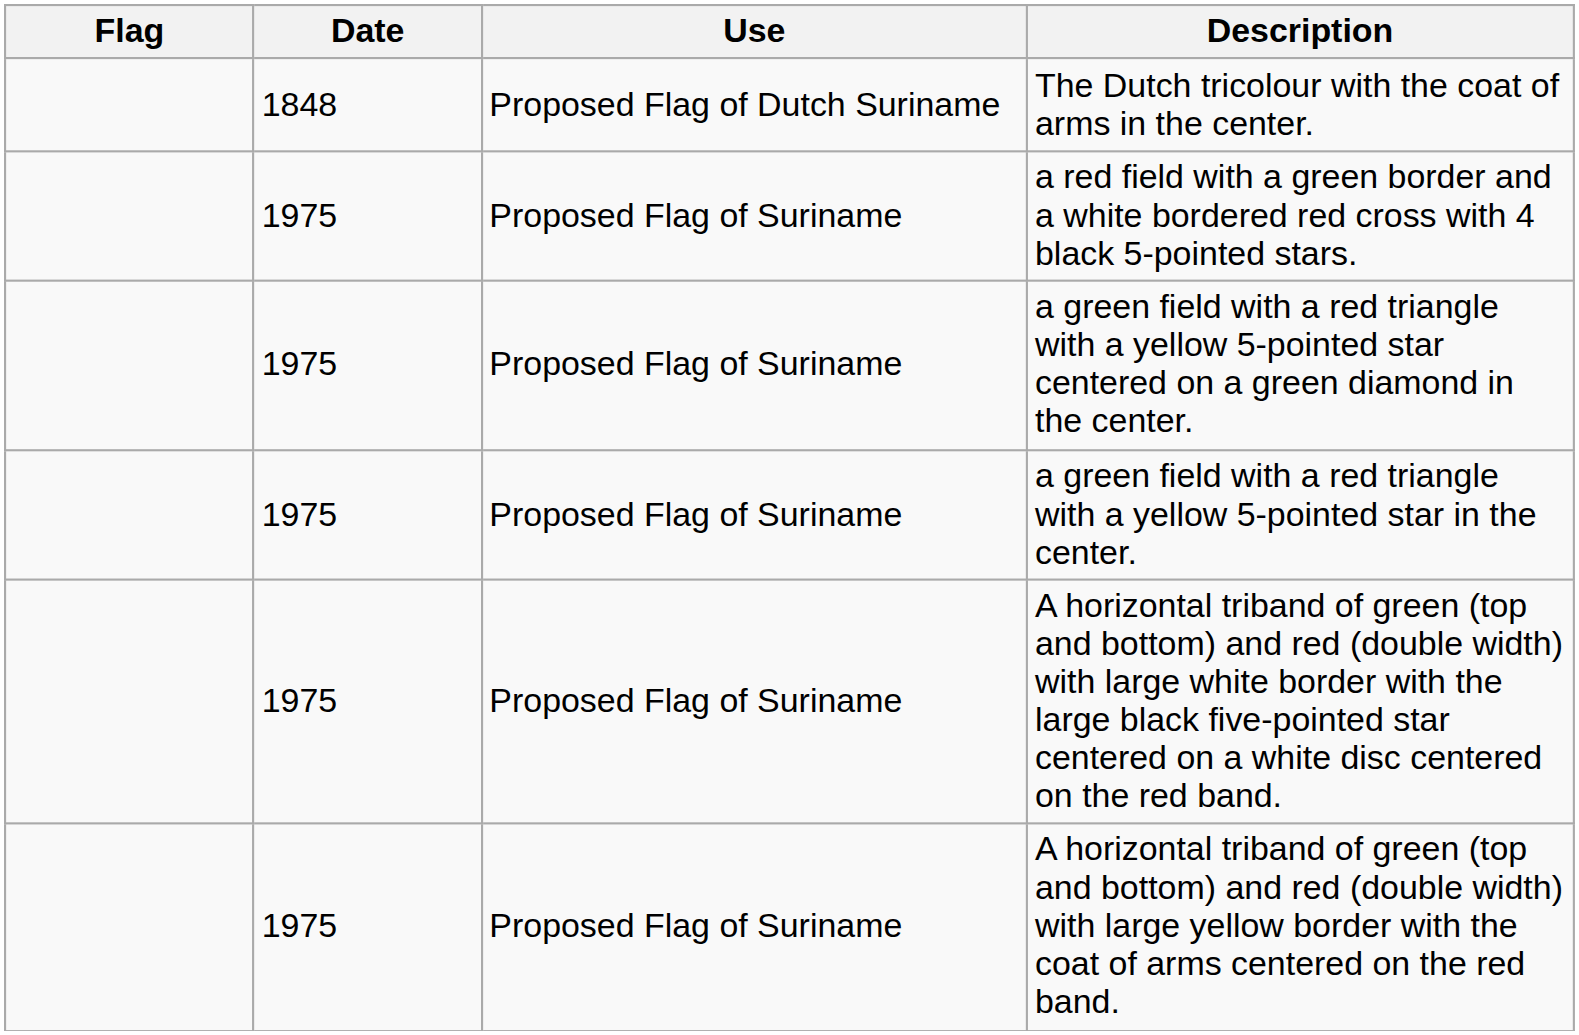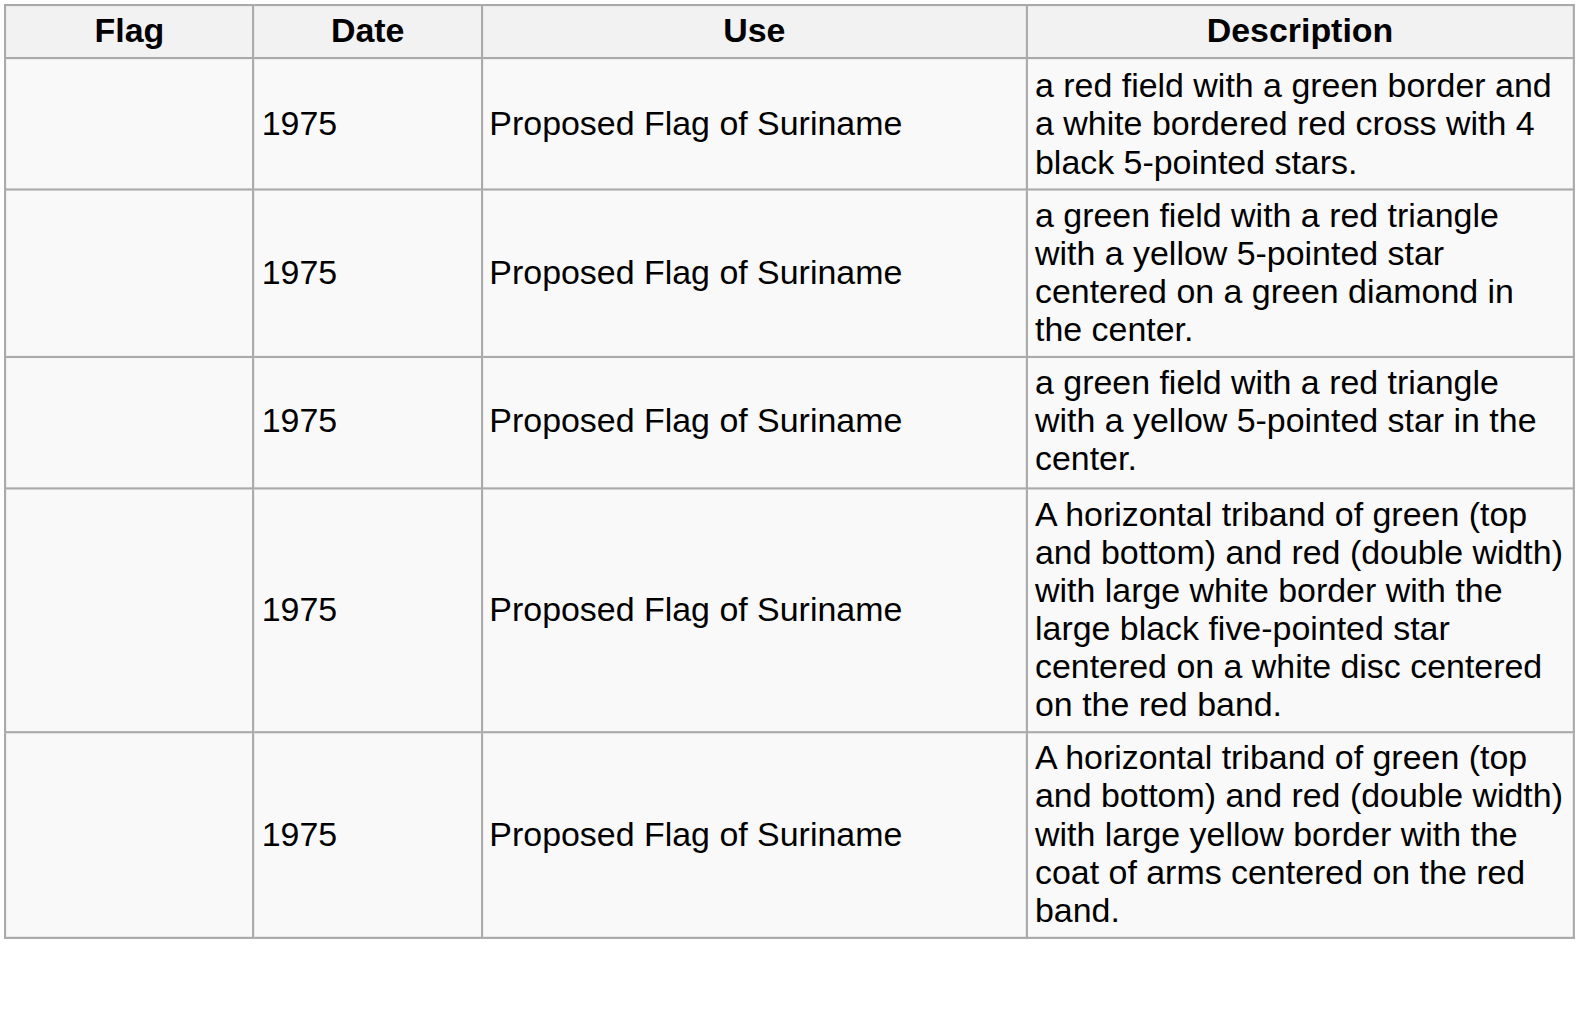- row: (1297, 104)
